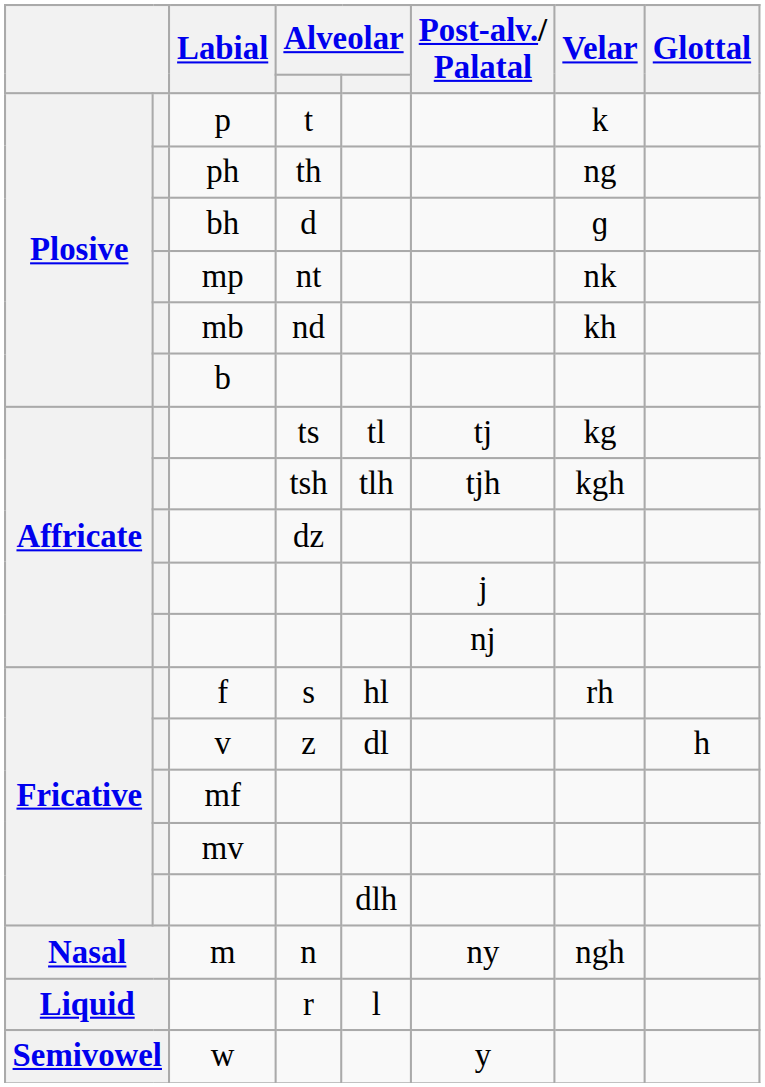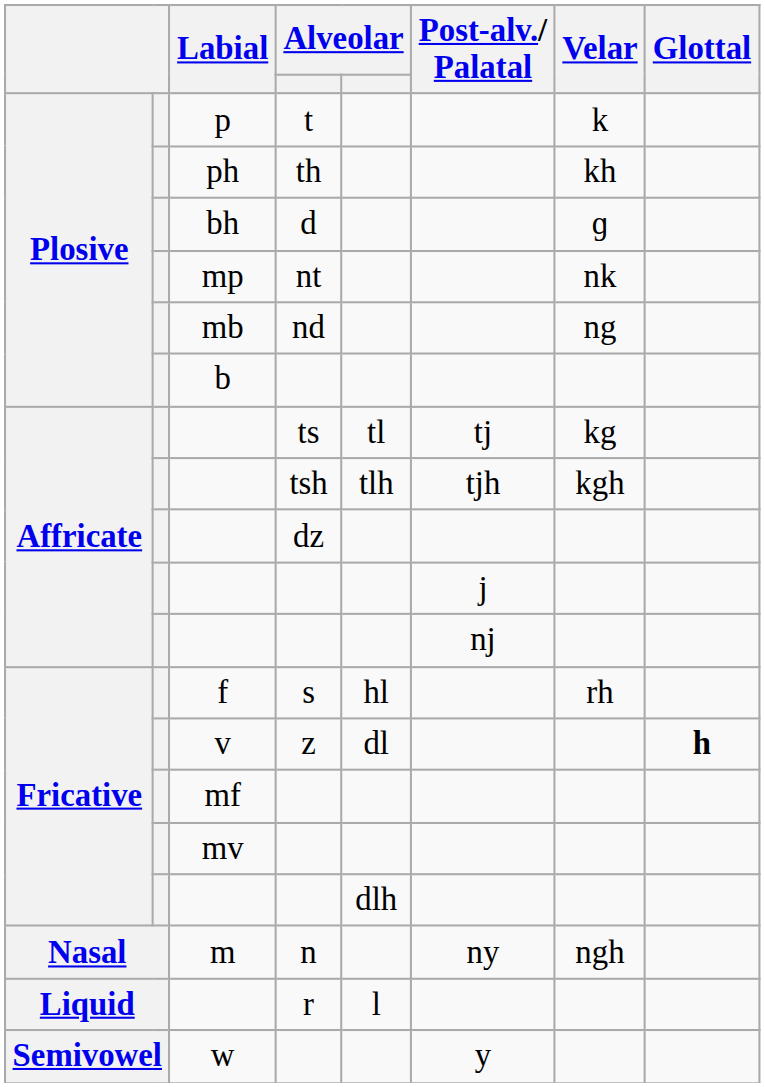(600, 171) ng -> (600, 171) kh
(600, 327) kh -> (600, 327) ng
(702, 743) normal -> (702, 743) bold
